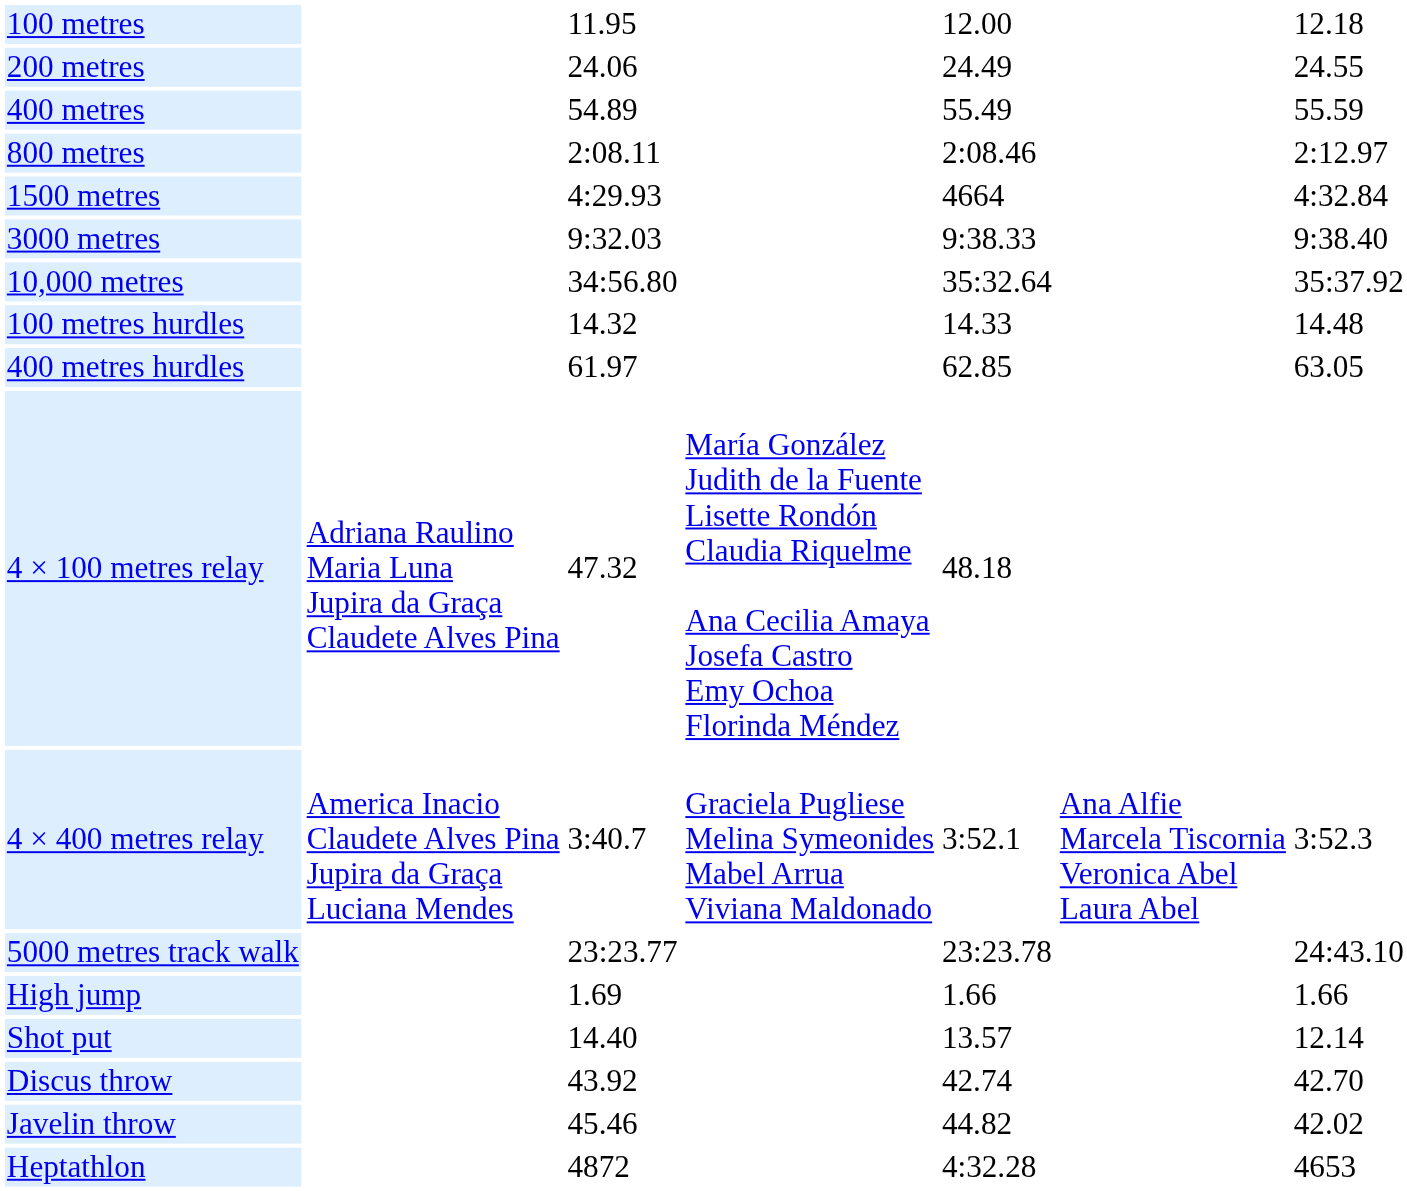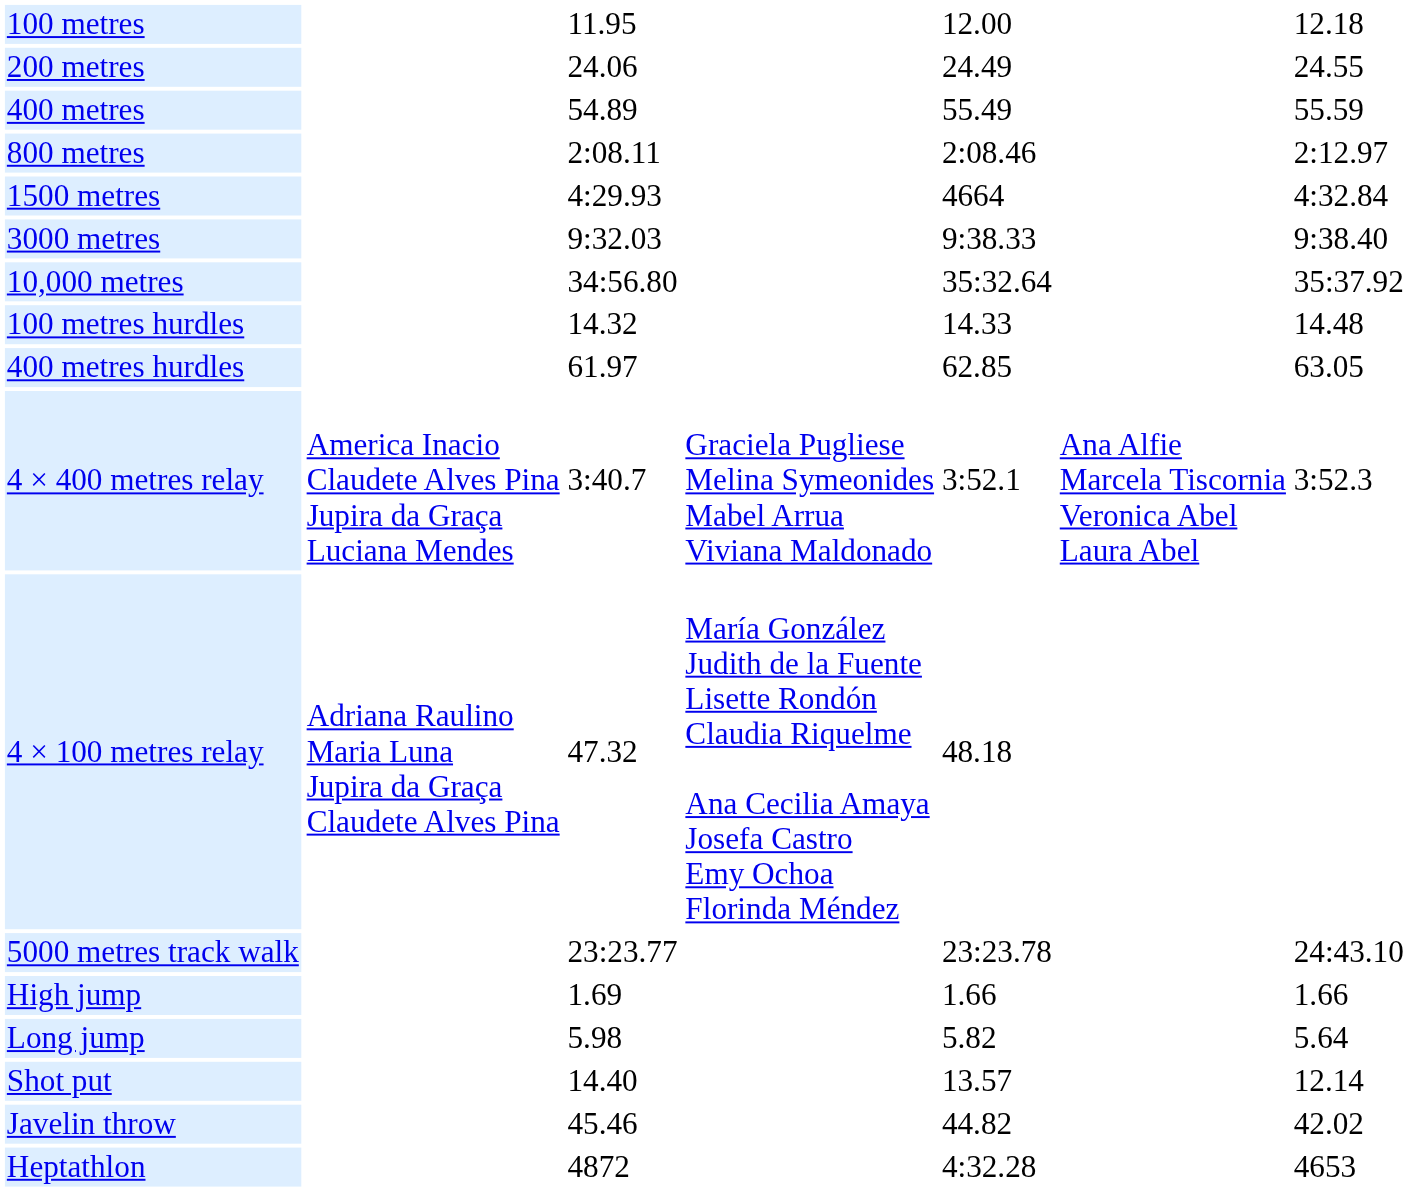rows swapped: (135, 567) <-> (135, 839)
+ row: (76, 1037)
- row: (90, 1080)
